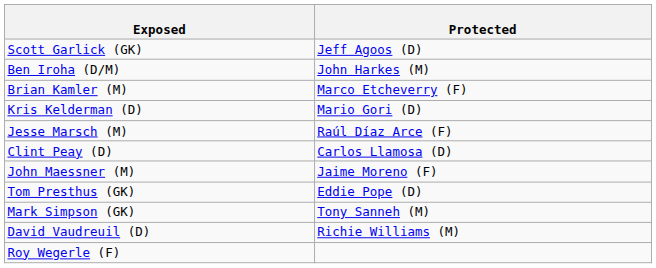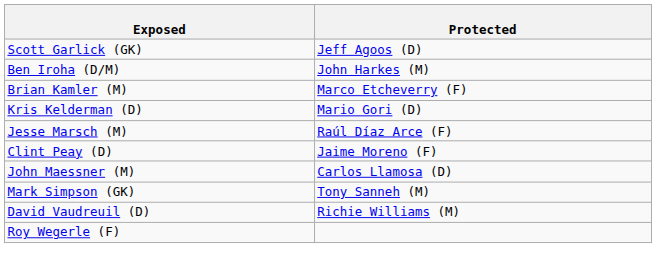(385, 151) Carlos Llamosa (D) -> (377, 151) Jaime Moreno (F)
(377, 171) Jaime Moreno (F) -> (385, 171) Carlos Llamosa (D)
- row: (71, 192)
